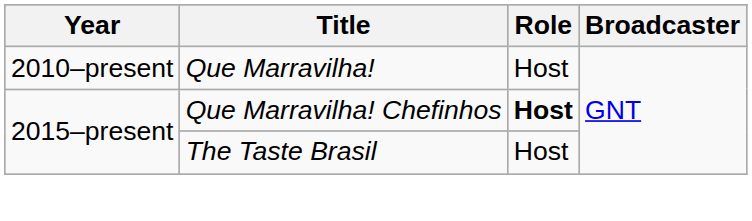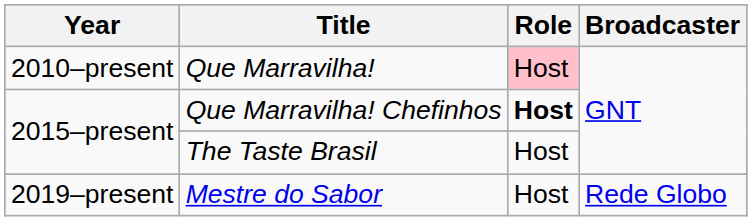(541, 67) no background -> (541, 67) pink background
+ row: (284, 194)
